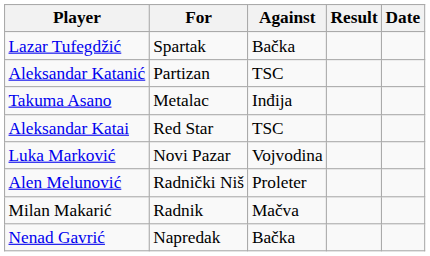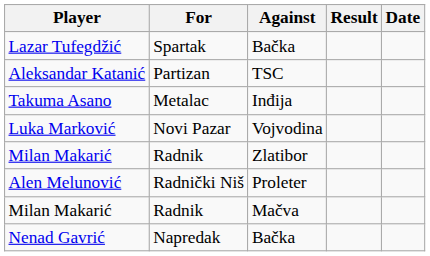- row: (69, 127)
+ row: (60, 155)
